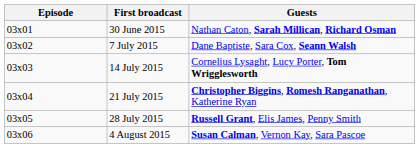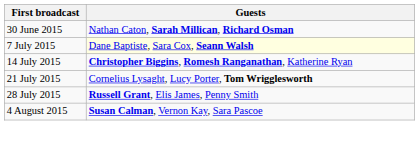- column: (56, 12)
(274, 45) no background -> (171, 45) lightyellow background
(269, 68) Cornelius Lysaght, Lucy Porter, Tom Wrigglesworth -> (221, 62) Christopher Biggins, Romesh Ranganathan, Katherine Ryan
(289, 96) Christopher Biggins, Romesh Ranganathan, Katherine Ryan -> (201, 78) Cornelius Lysaght, Lucy Porter, Tom Wrigglesworth
